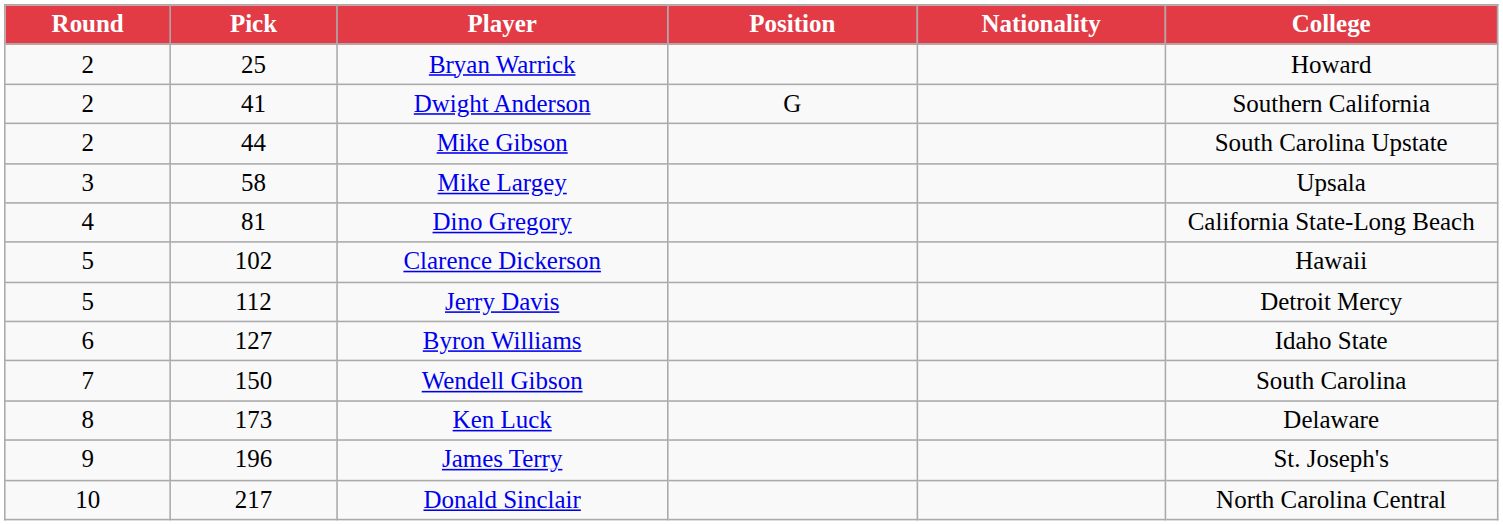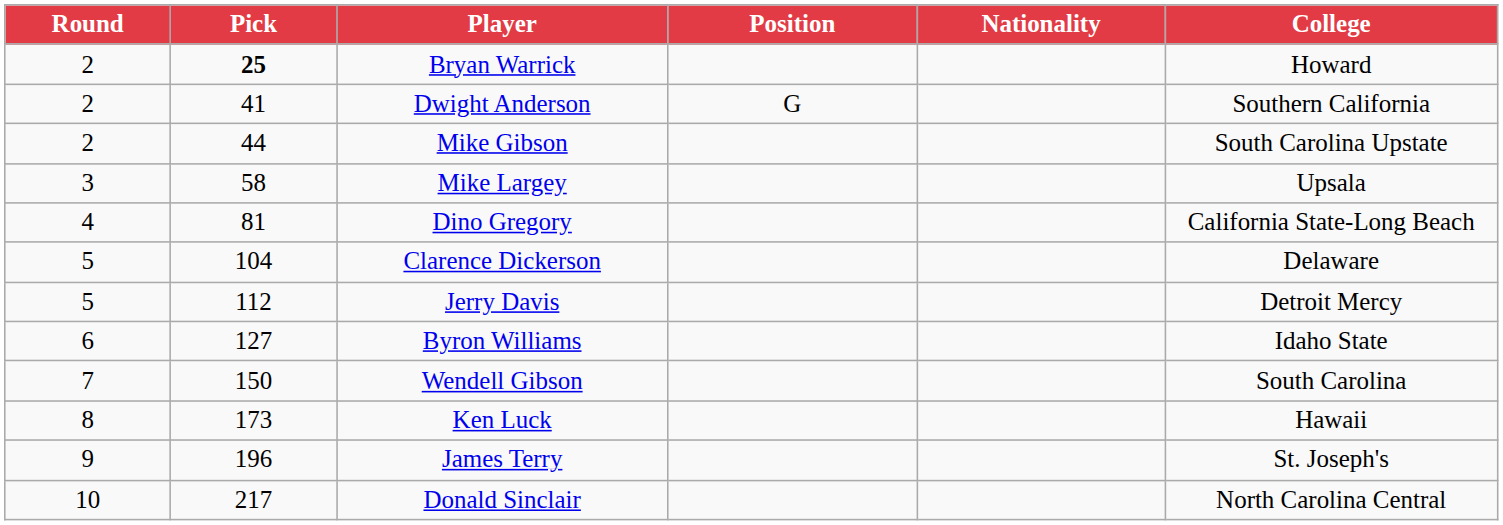(253, 63) normal -> (253, 63) bold
(253, 261) 102 -> (253, 261) 104
(1331, 261) Hawaii -> (1331, 261) Delaware
(1331, 420) Delaware -> (1331, 420) Hawaii
